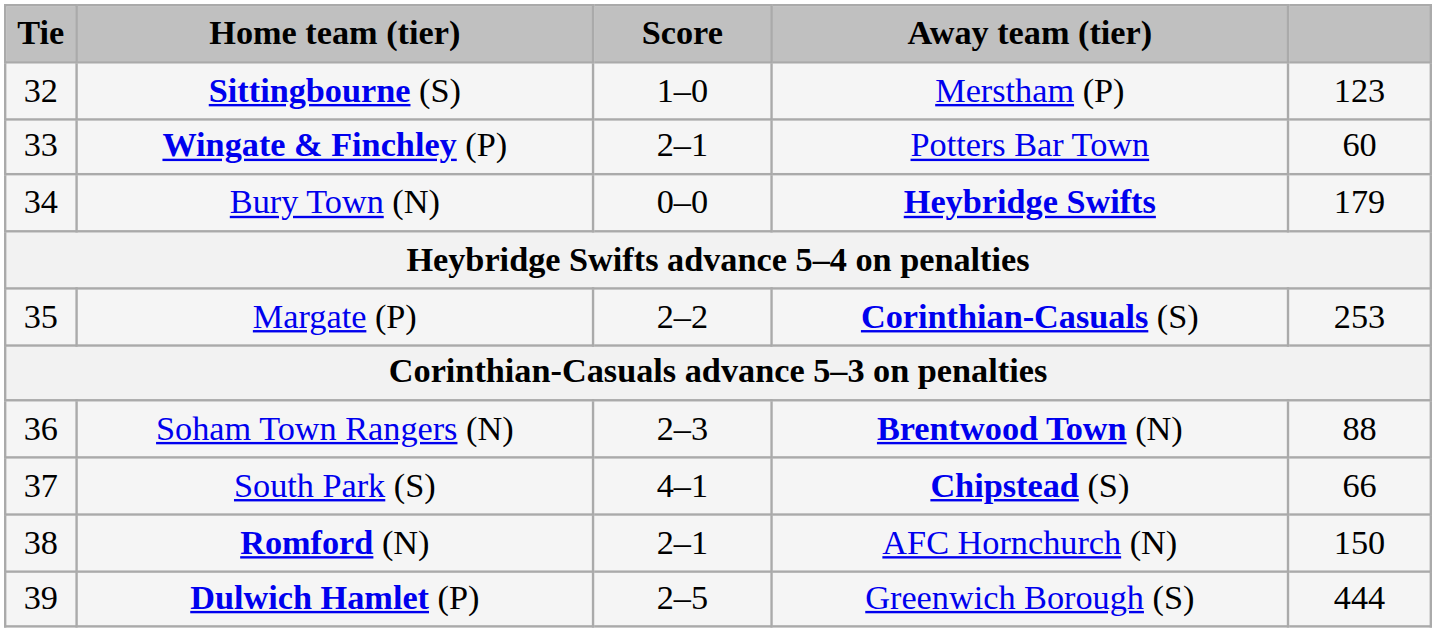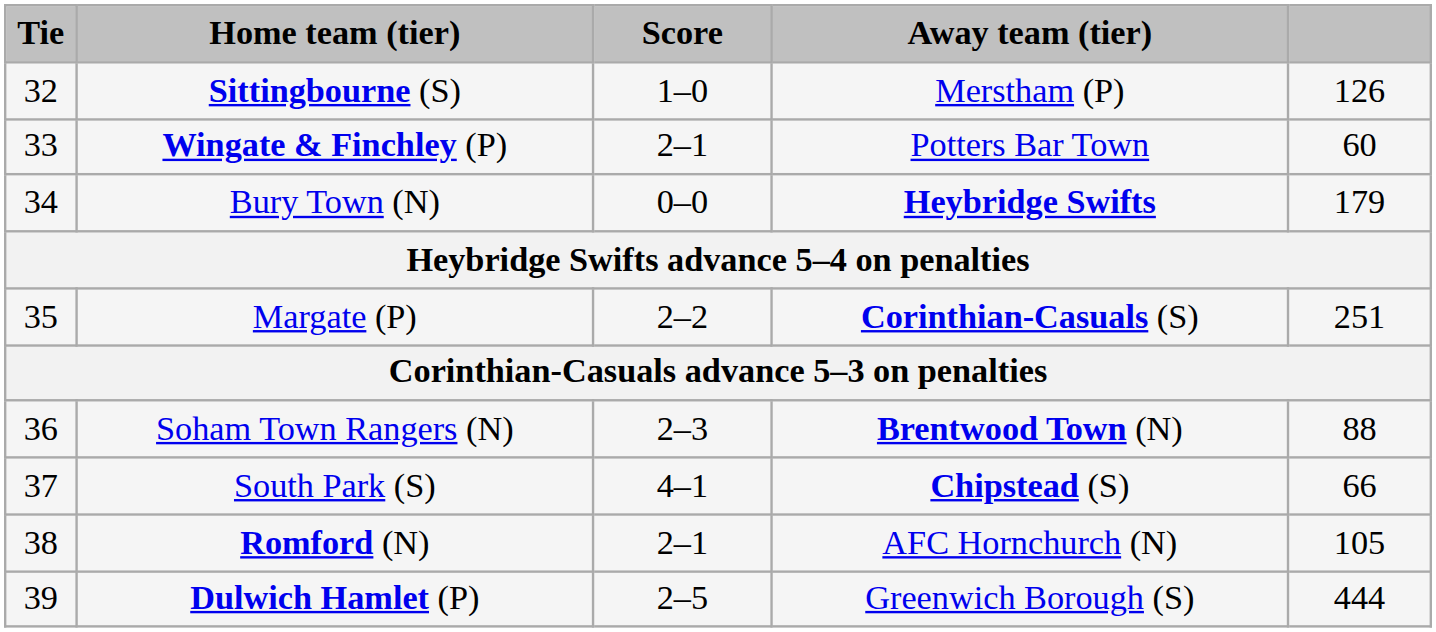(1360, 89) 123 -> (1360, 89) 126
(1360, 315) 253 -> (1360, 315) 251
(1360, 541) 150 -> (1360, 541) 105
